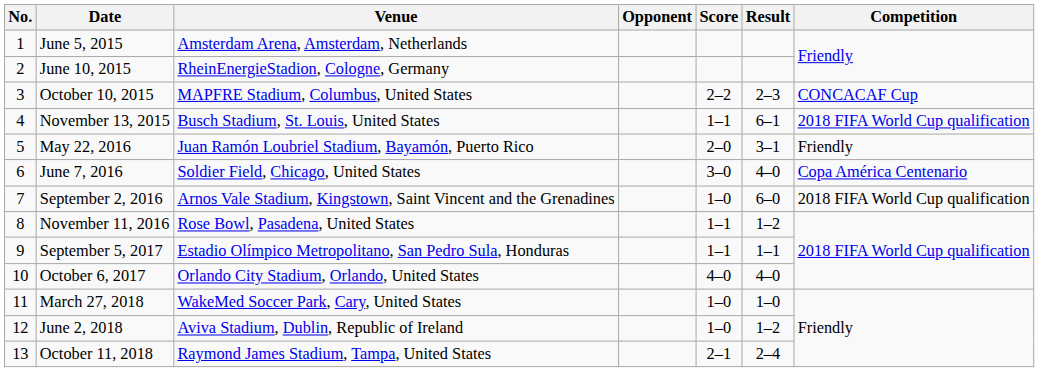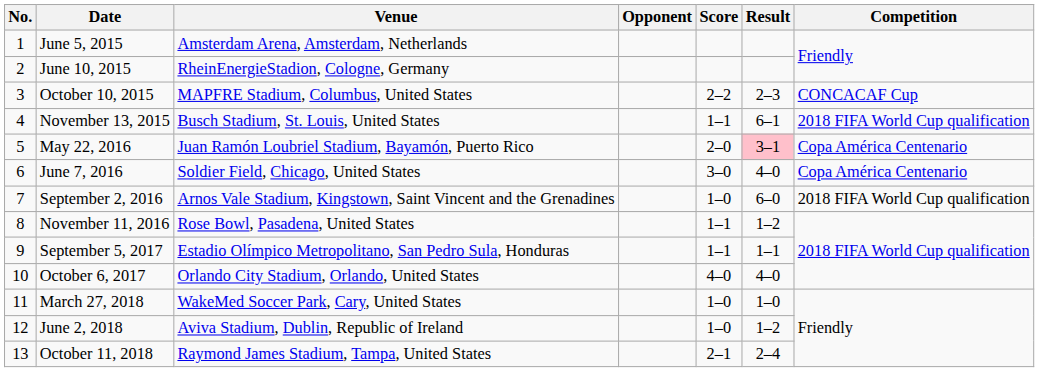(768, 146) no background -> (768, 146) pink background
(825, 146) Friendly -> (882, 146) Copa América Centenario
